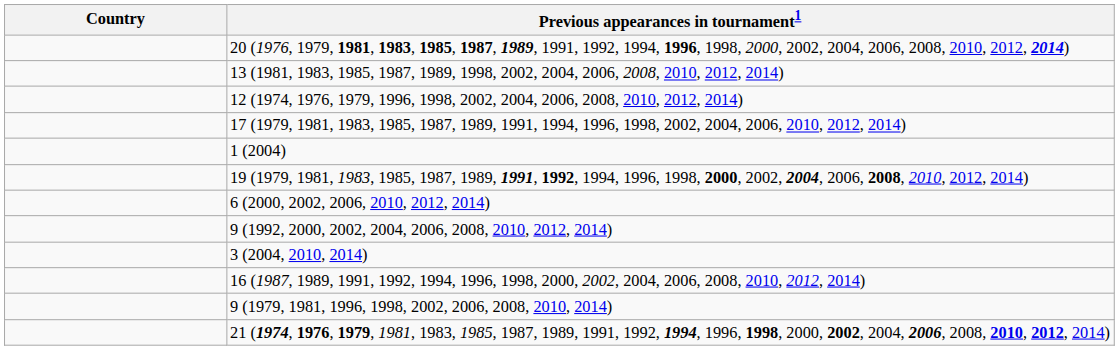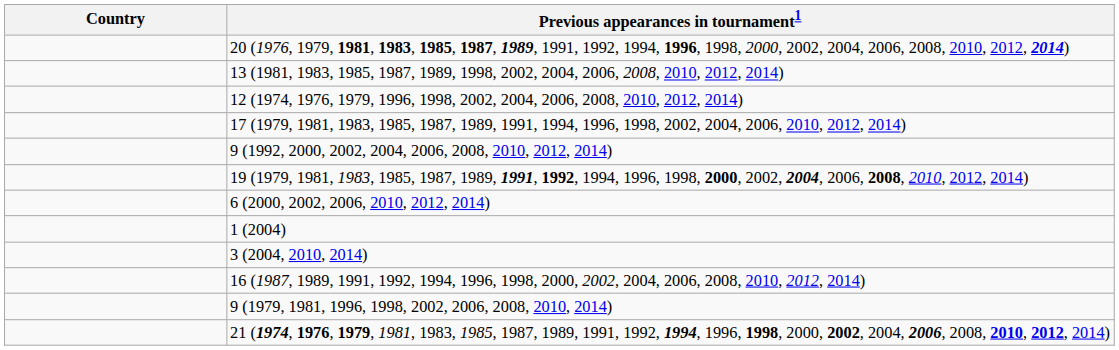rows swapped: (421, 228) <-> (258, 151)
